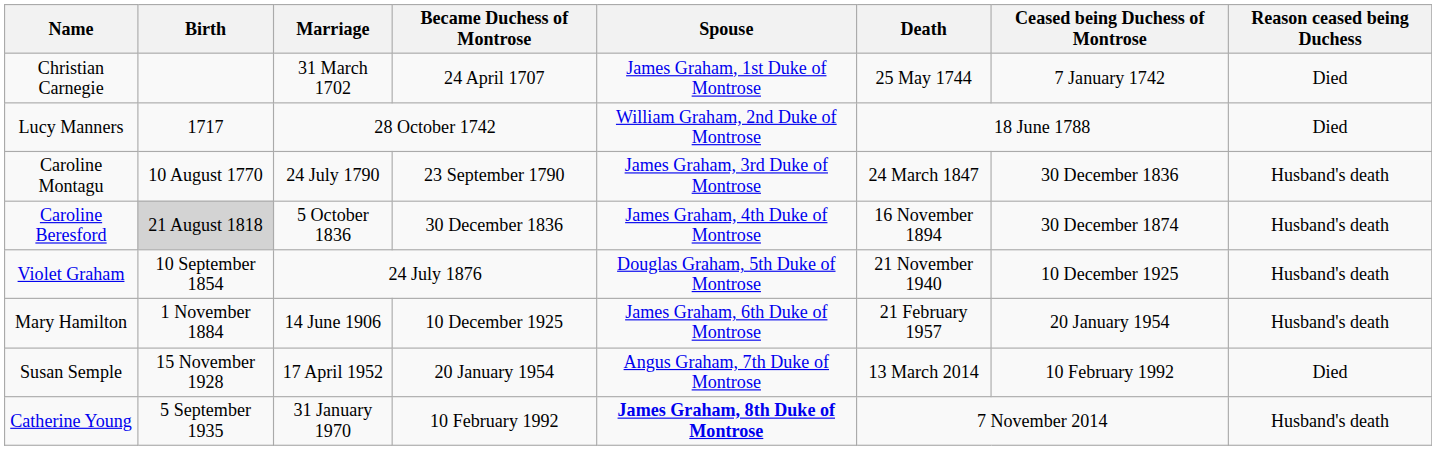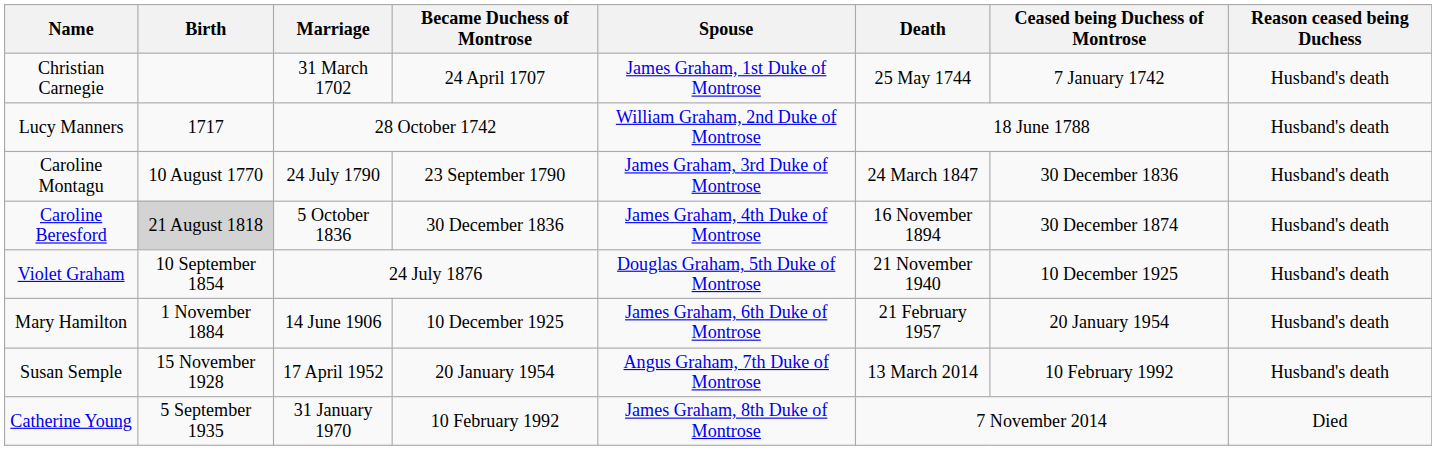(1330, 78) Died -> (1330, 78) Husband's death
(1330, 127) Died -> (1330, 127) Husband's death
(1330, 372) Died -> (1330, 372) Husband's death
(726, 421) bold -> (726, 421) normal
(1330, 421) Husband's death -> (1330, 421) Died
